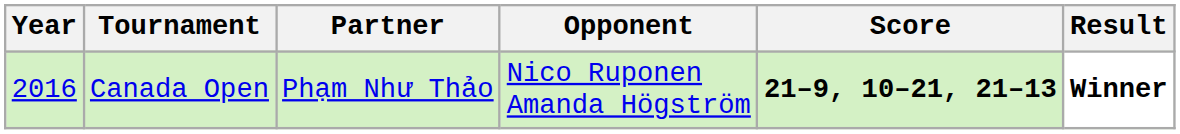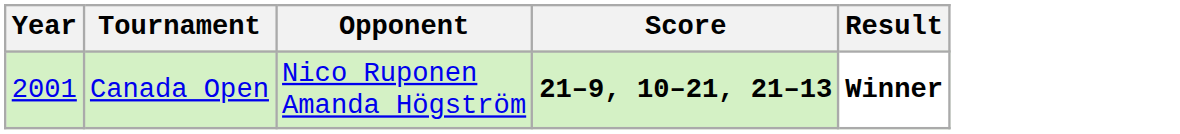- column: (388, 28)
(44, 89) 2016 -> (44, 89) 2001
